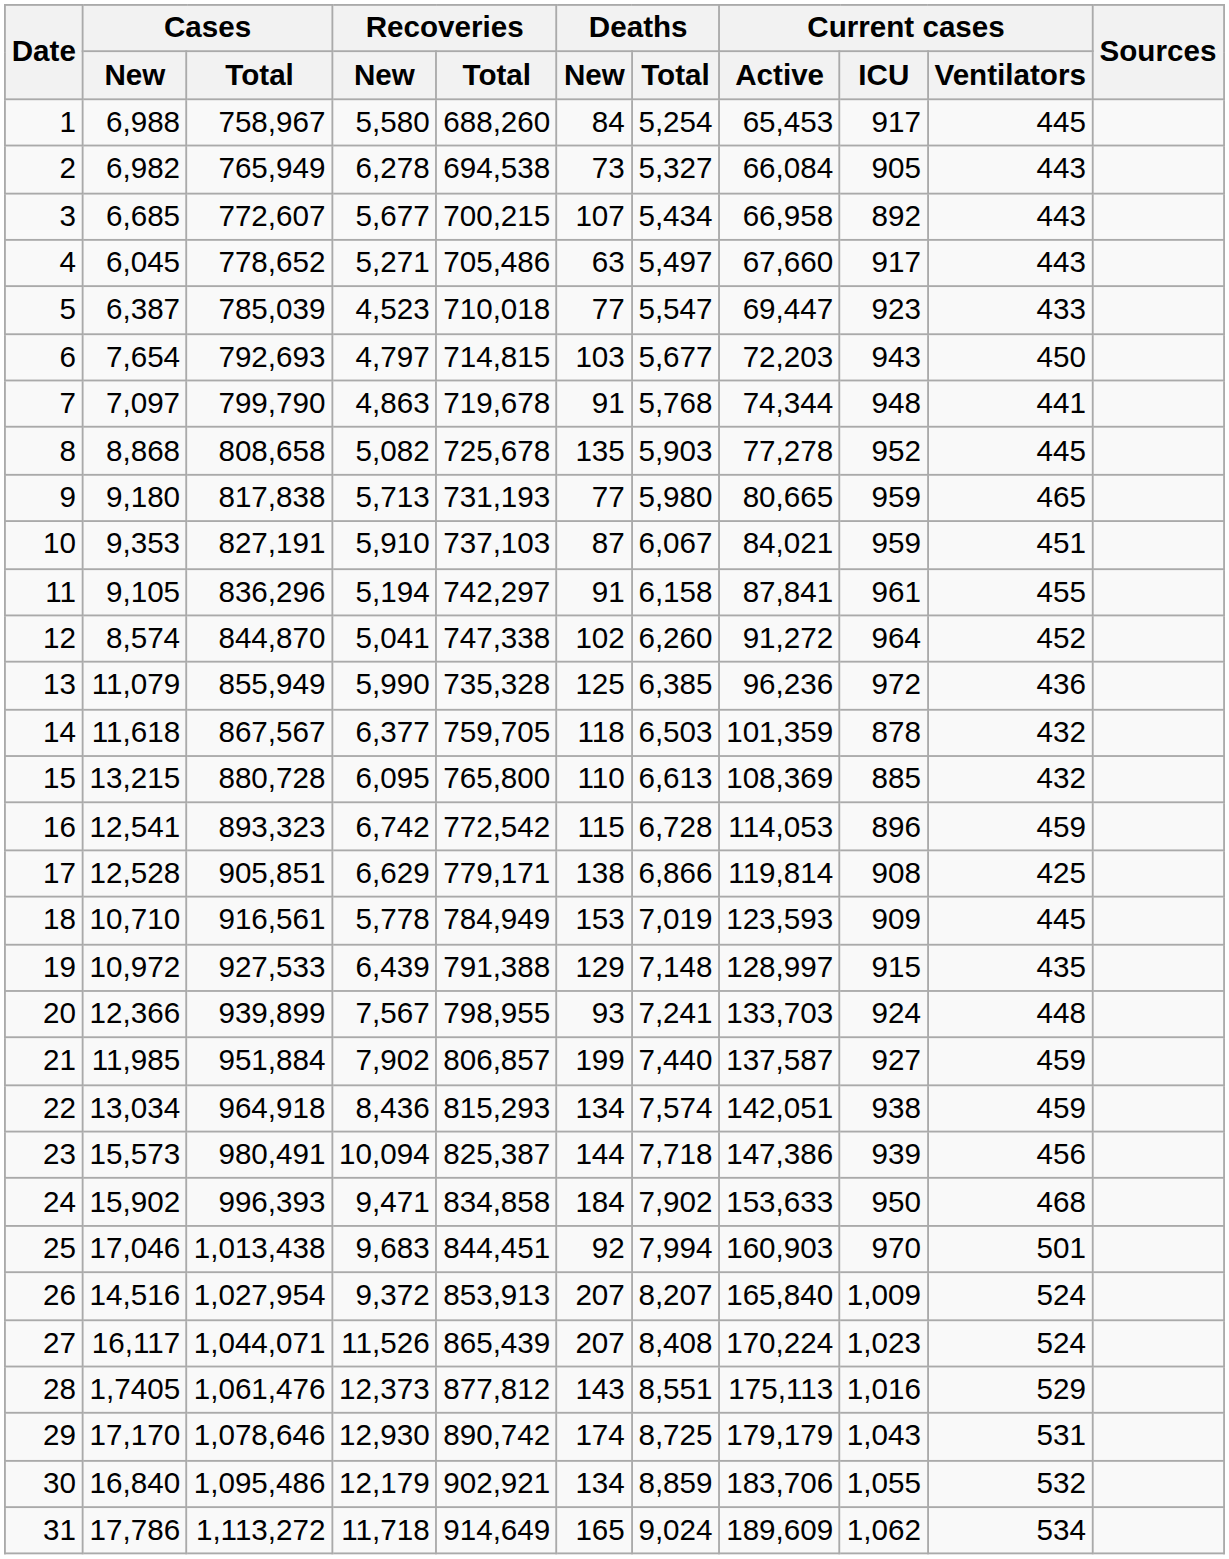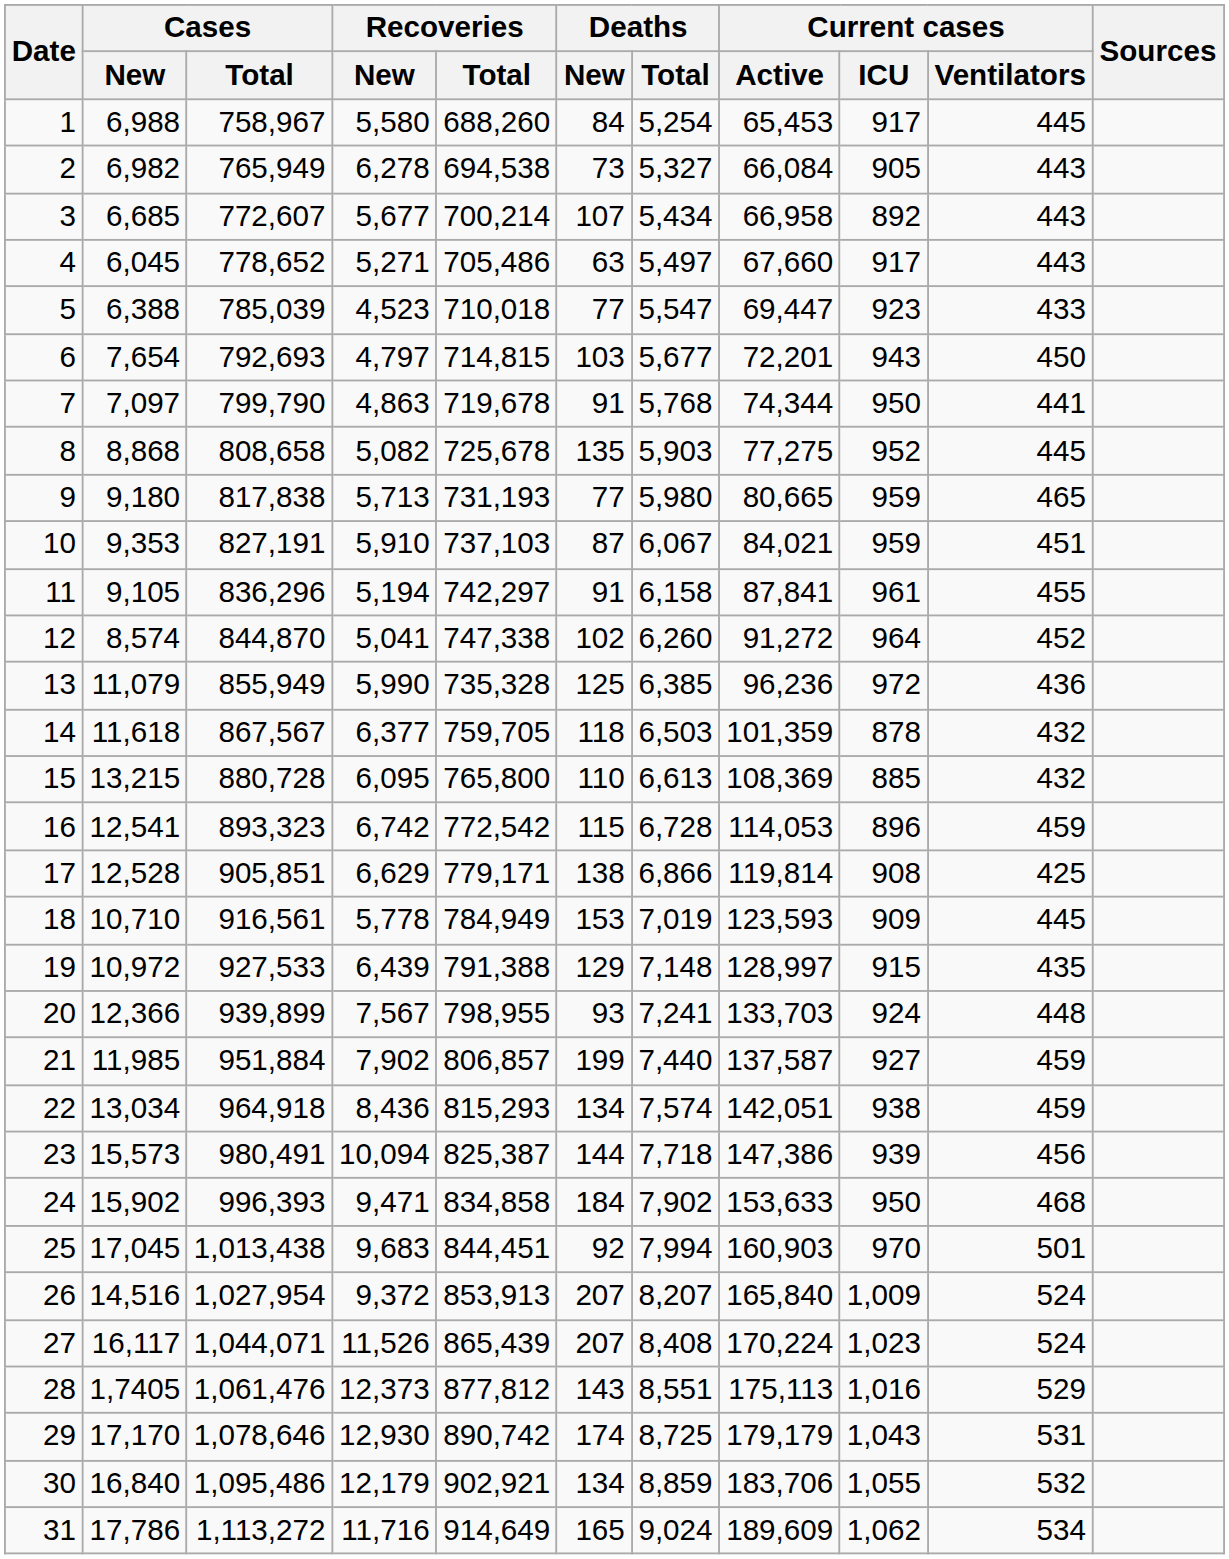(497, 215) 700,215 -> (497, 215) 700,214
(143, 309) 6,387 -> (143, 309) 6,388
(788, 356) 72,203 -> (788, 356) 72,201
(896, 403) 948 -> (896, 403) 950
(788, 450) 77,278 -> (788, 450) 77,275
(135, 1248) 17,046 -> (135, 1248) 17,045
(385, 1530) 11,718 -> (385, 1530) 11,716
